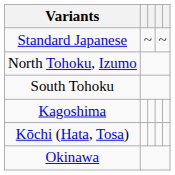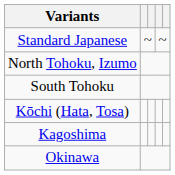rows swapped: (72, 134) <-> (72, 110)
